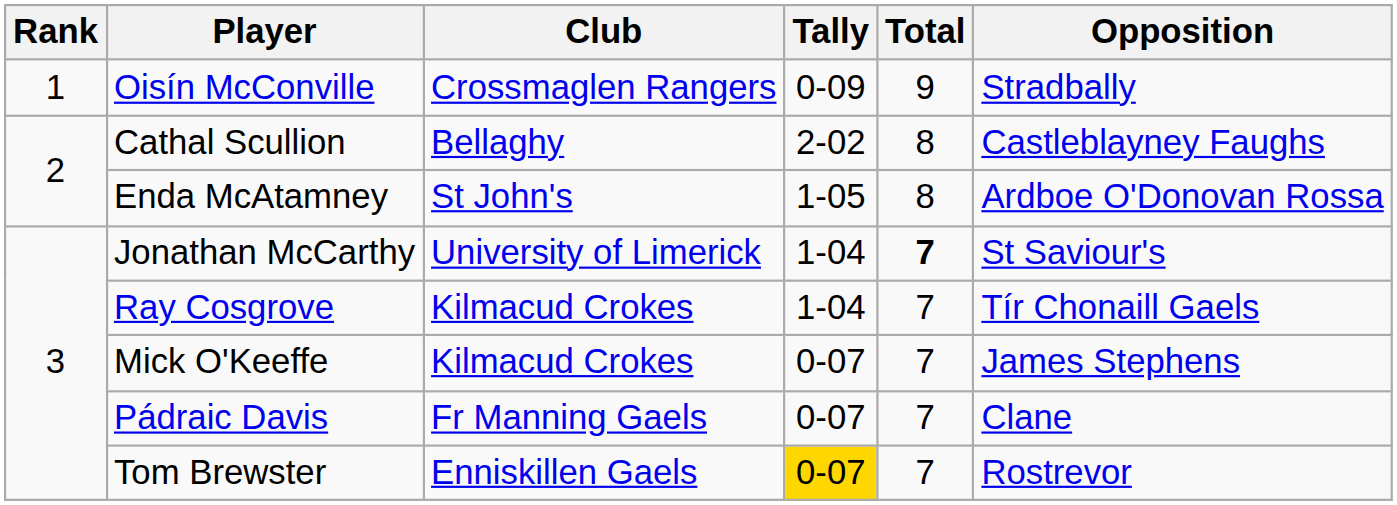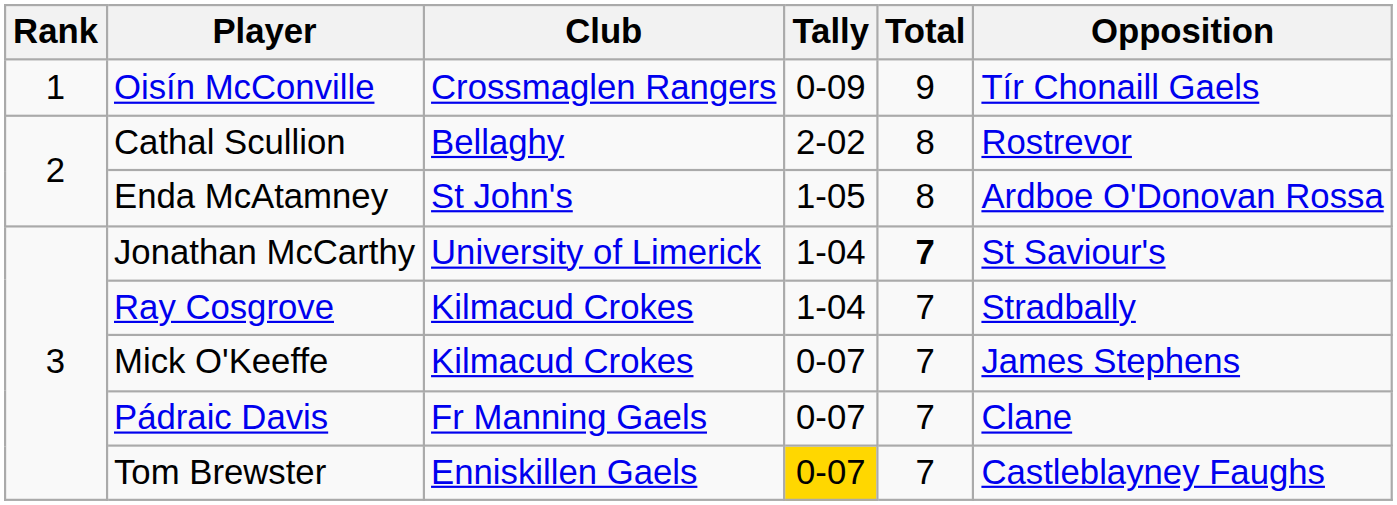(1059, 87) Stradbally -> (1120, 87) Tír Chonaill Gaels
(1153, 142) Castleblayney Faughs -> (1057, 142) Rostrevor
(1120, 307) Tír Chonaill Gaels -> (1059, 307) Stradbally
(1057, 472) Rostrevor -> (1153, 472) Castleblayney Faughs
